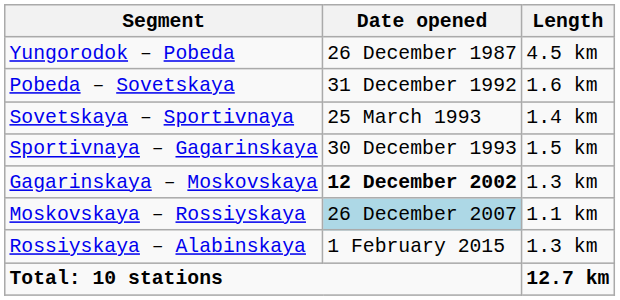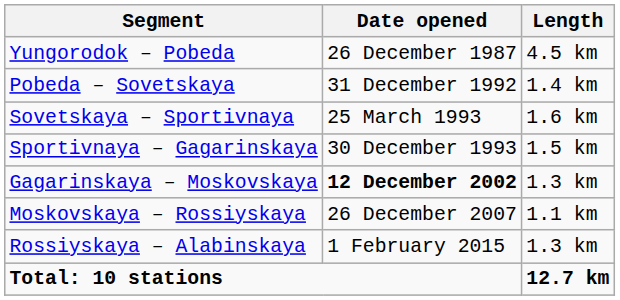(562, 85) 1.6 km -> (562, 85) 1.4 km
(562, 117) 1.4 km -> (562, 117) 1.6 km
(422, 214) lightblue background -> (422, 214) no background
